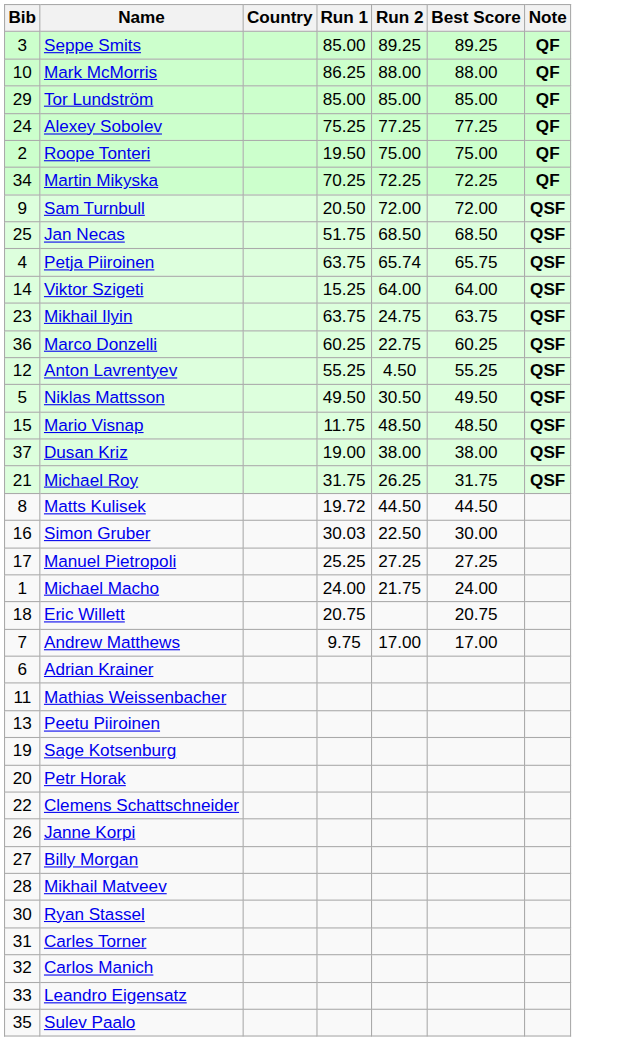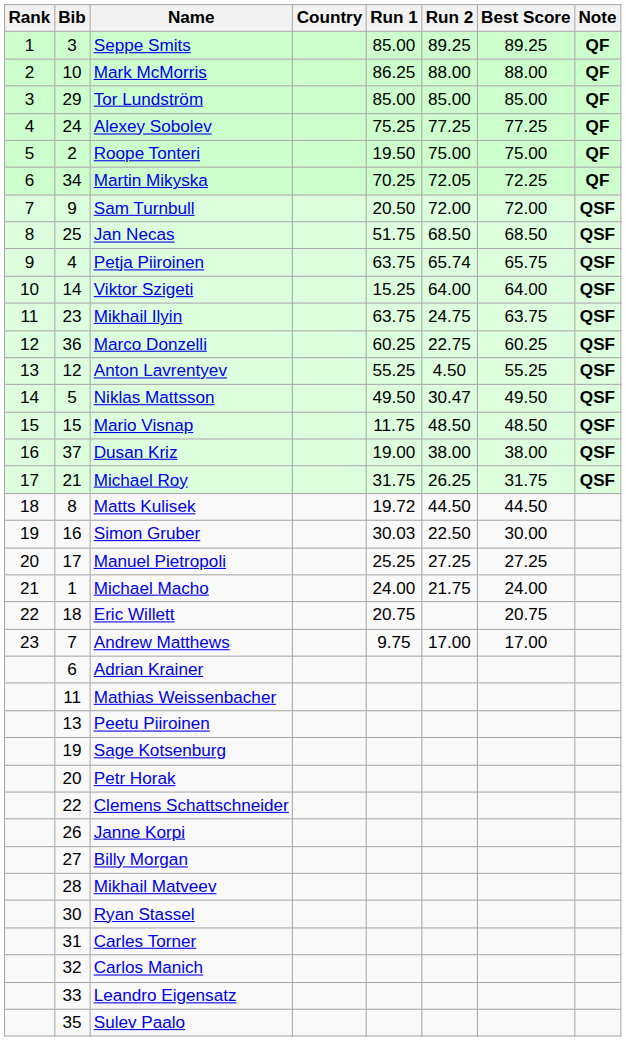+ column: (29, 18)
(400, 180) 72.25 -> (449, 180) 72.05
(400, 398) 30.50 -> (449, 398) 30.47
